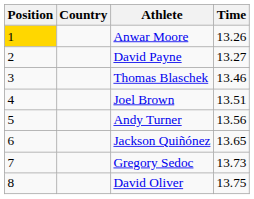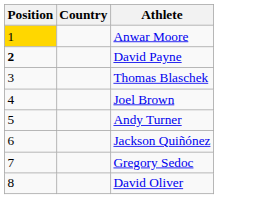- column: (231, 15)
(11, 57) normal -> (11, 57) bold
